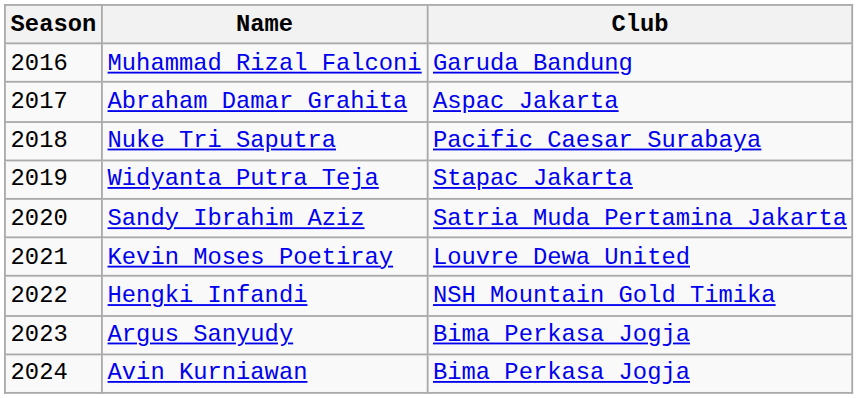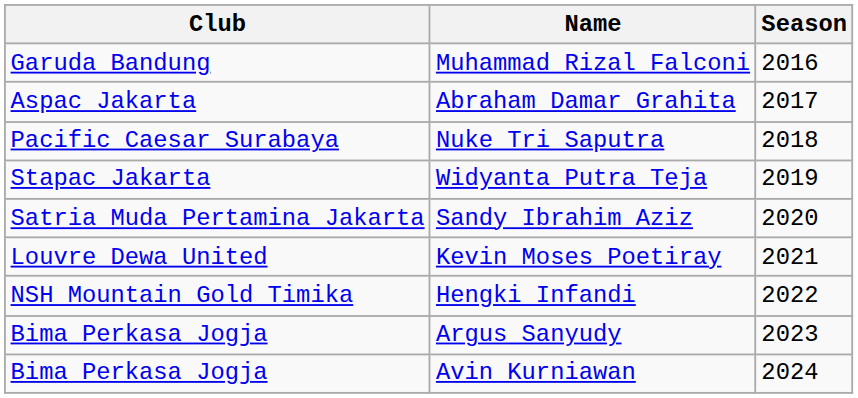columns swapped: (53, 24) <-> (640, 24)
